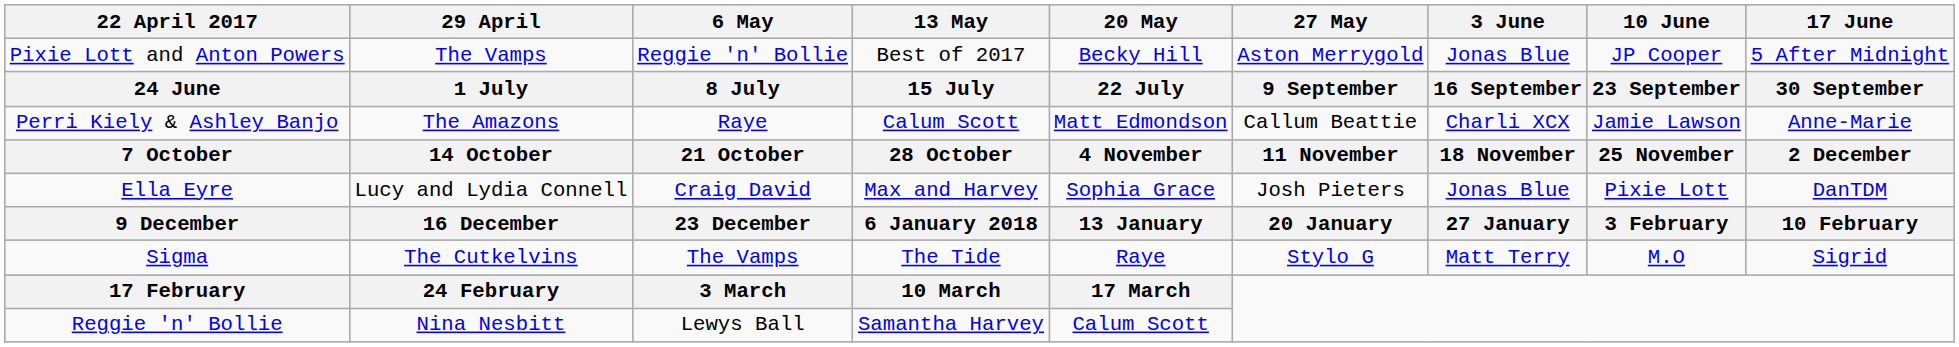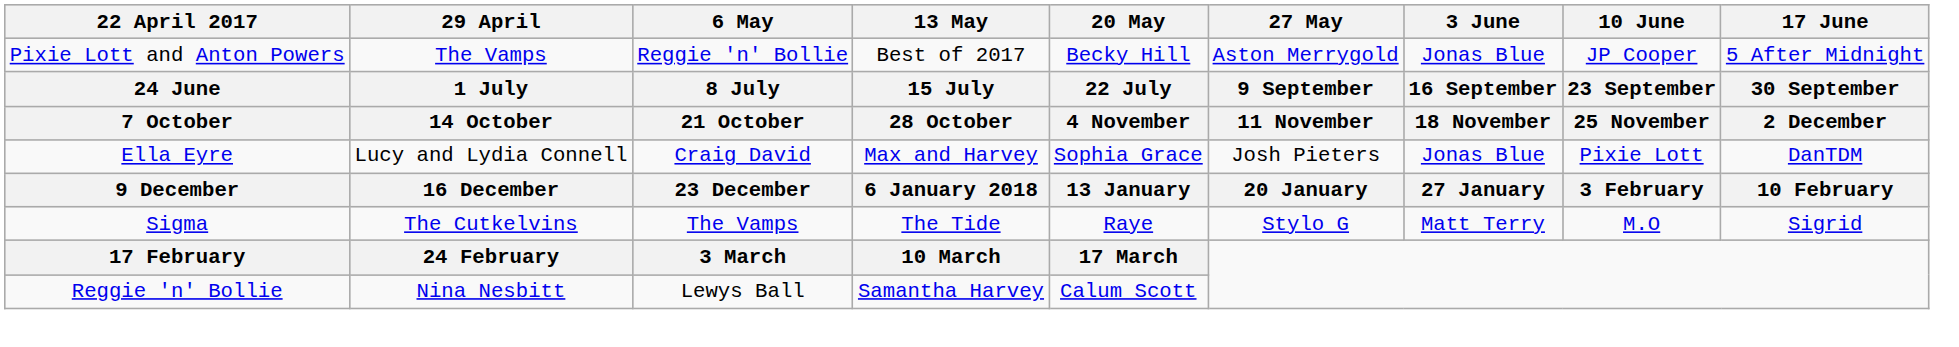- row: (177, 123)
